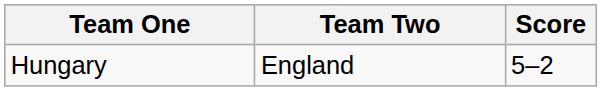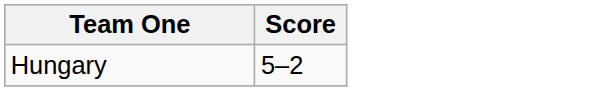- column: (380, 24)
